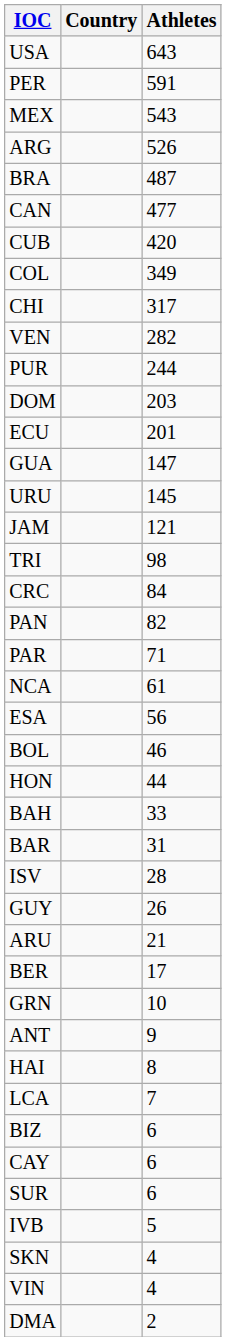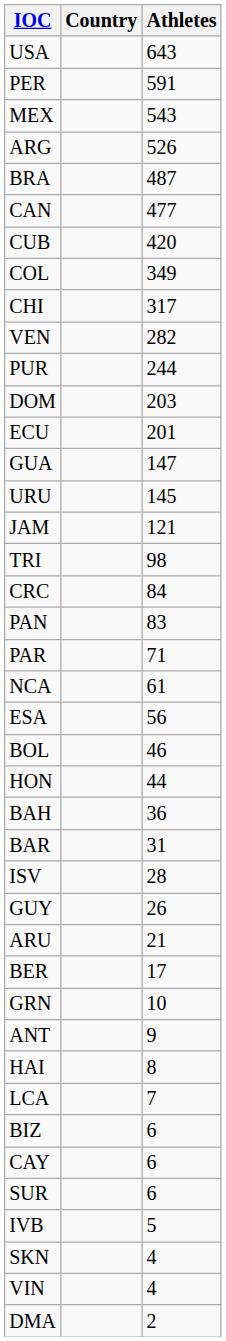(157, 623) 82 -> (157, 623) 83
(157, 813) 33 -> (157, 813) 36
